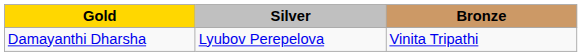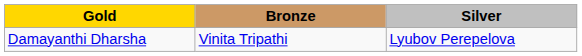columns swapped: (291, 16) <-> (481, 16)
